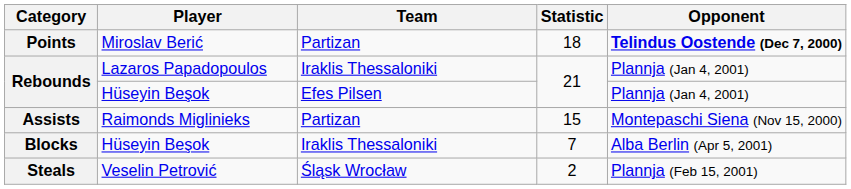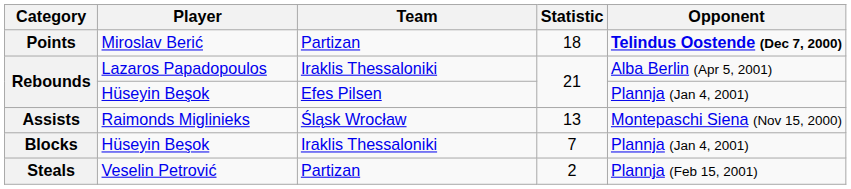(680, 68) Plannja (Jan 4, 2001) -> (692, 68) Alba Berlin (Apr 5, 2001)
(331, 119) Partizan -> (354, 119) Śląsk Wrocław
(572, 119) 15 -> (572, 119) 13
(692, 145) Alba Berlin (Apr 5, 2001) -> (680, 145) Plannja (Jan 4, 2001)
(354, 171) Śląsk Wrocław -> (331, 171) Partizan
